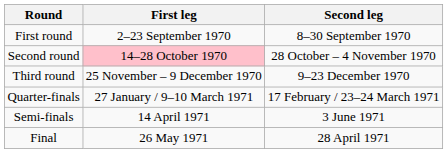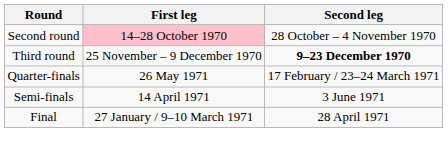- row: (44, 35)
(354, 76) normal -> (354, 55) bold
(174, 96) 27 January / 9–10 March 1971 -> (174, 76) 26 May 1971
(174, 138) 26 May 1971 -> (174, 117) 27 January / 9–10 March 1971
